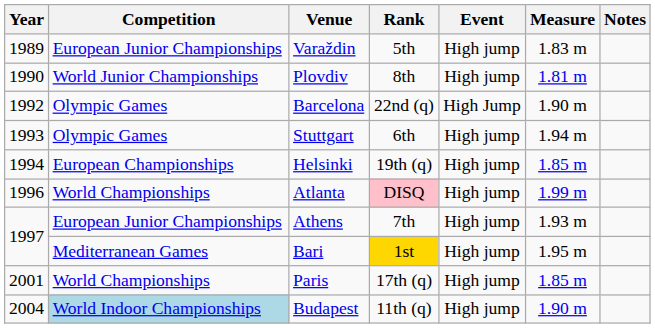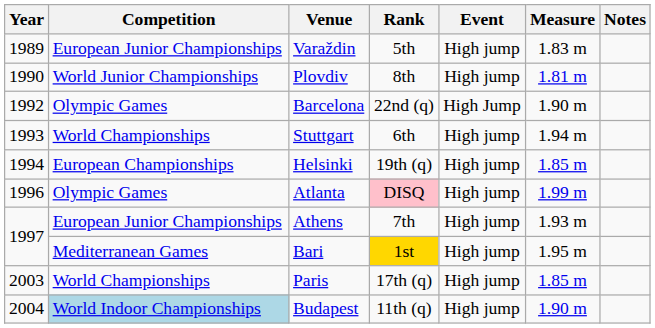(110, 135) Olympic Games -> (131, 135) World Championships
(131, 193) World Championships -> (110, 193) Olympic Games
(27, 280) 2001 -> (27, 280) 2003
